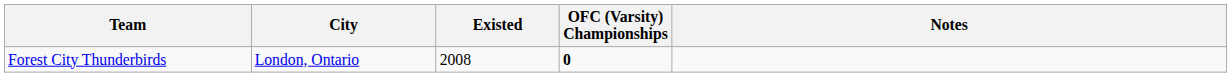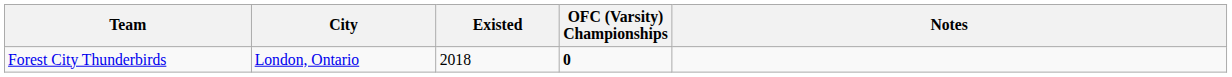(455, 59) 2008 -> (455, 59) 2018
